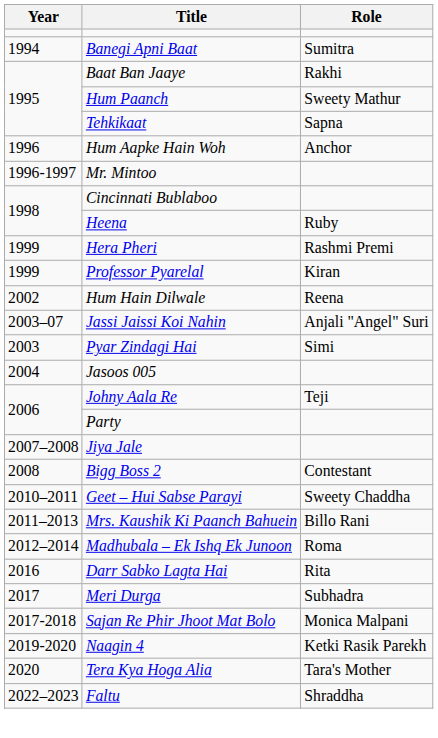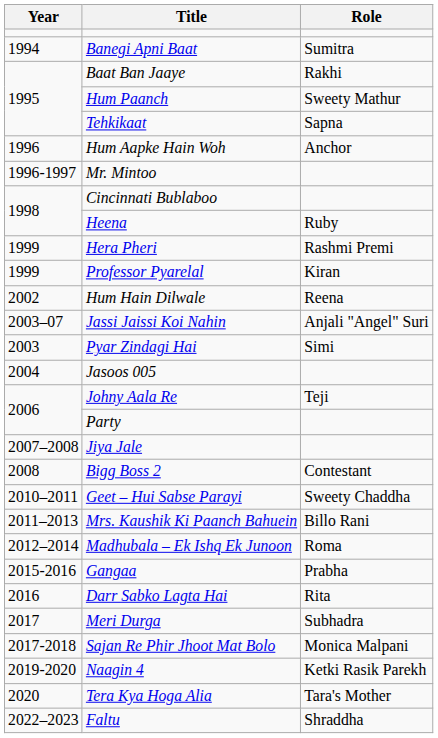+ row: (111, 571)
